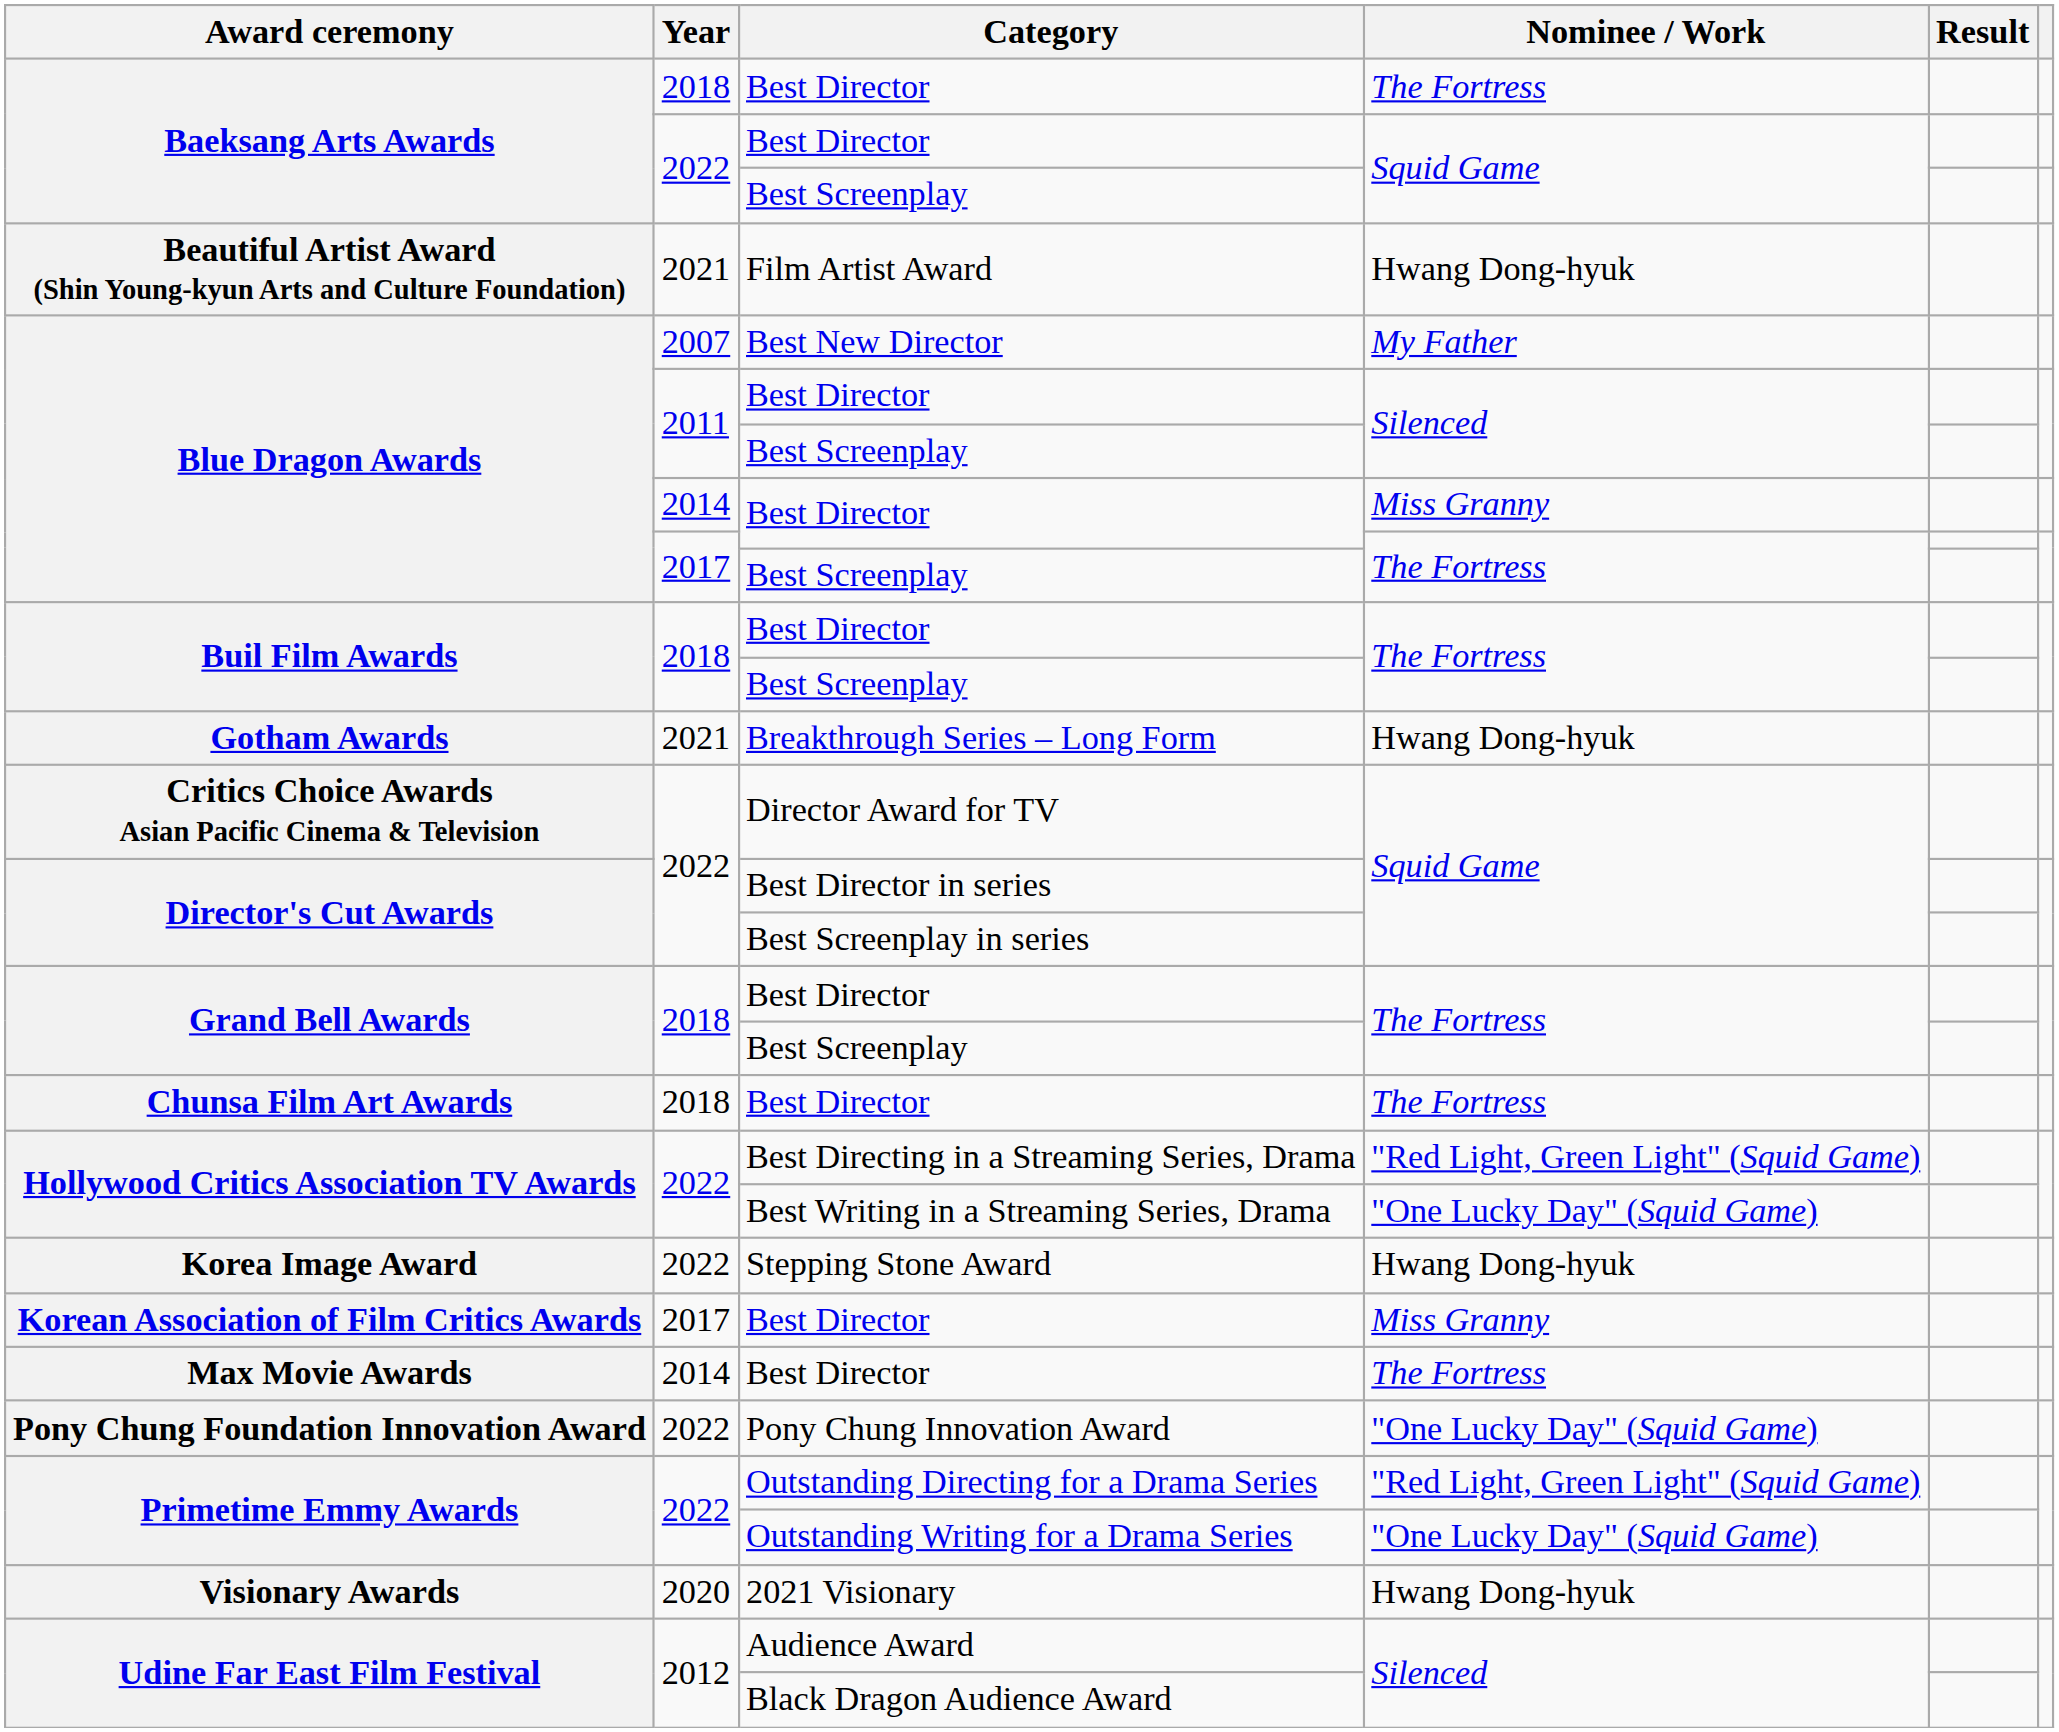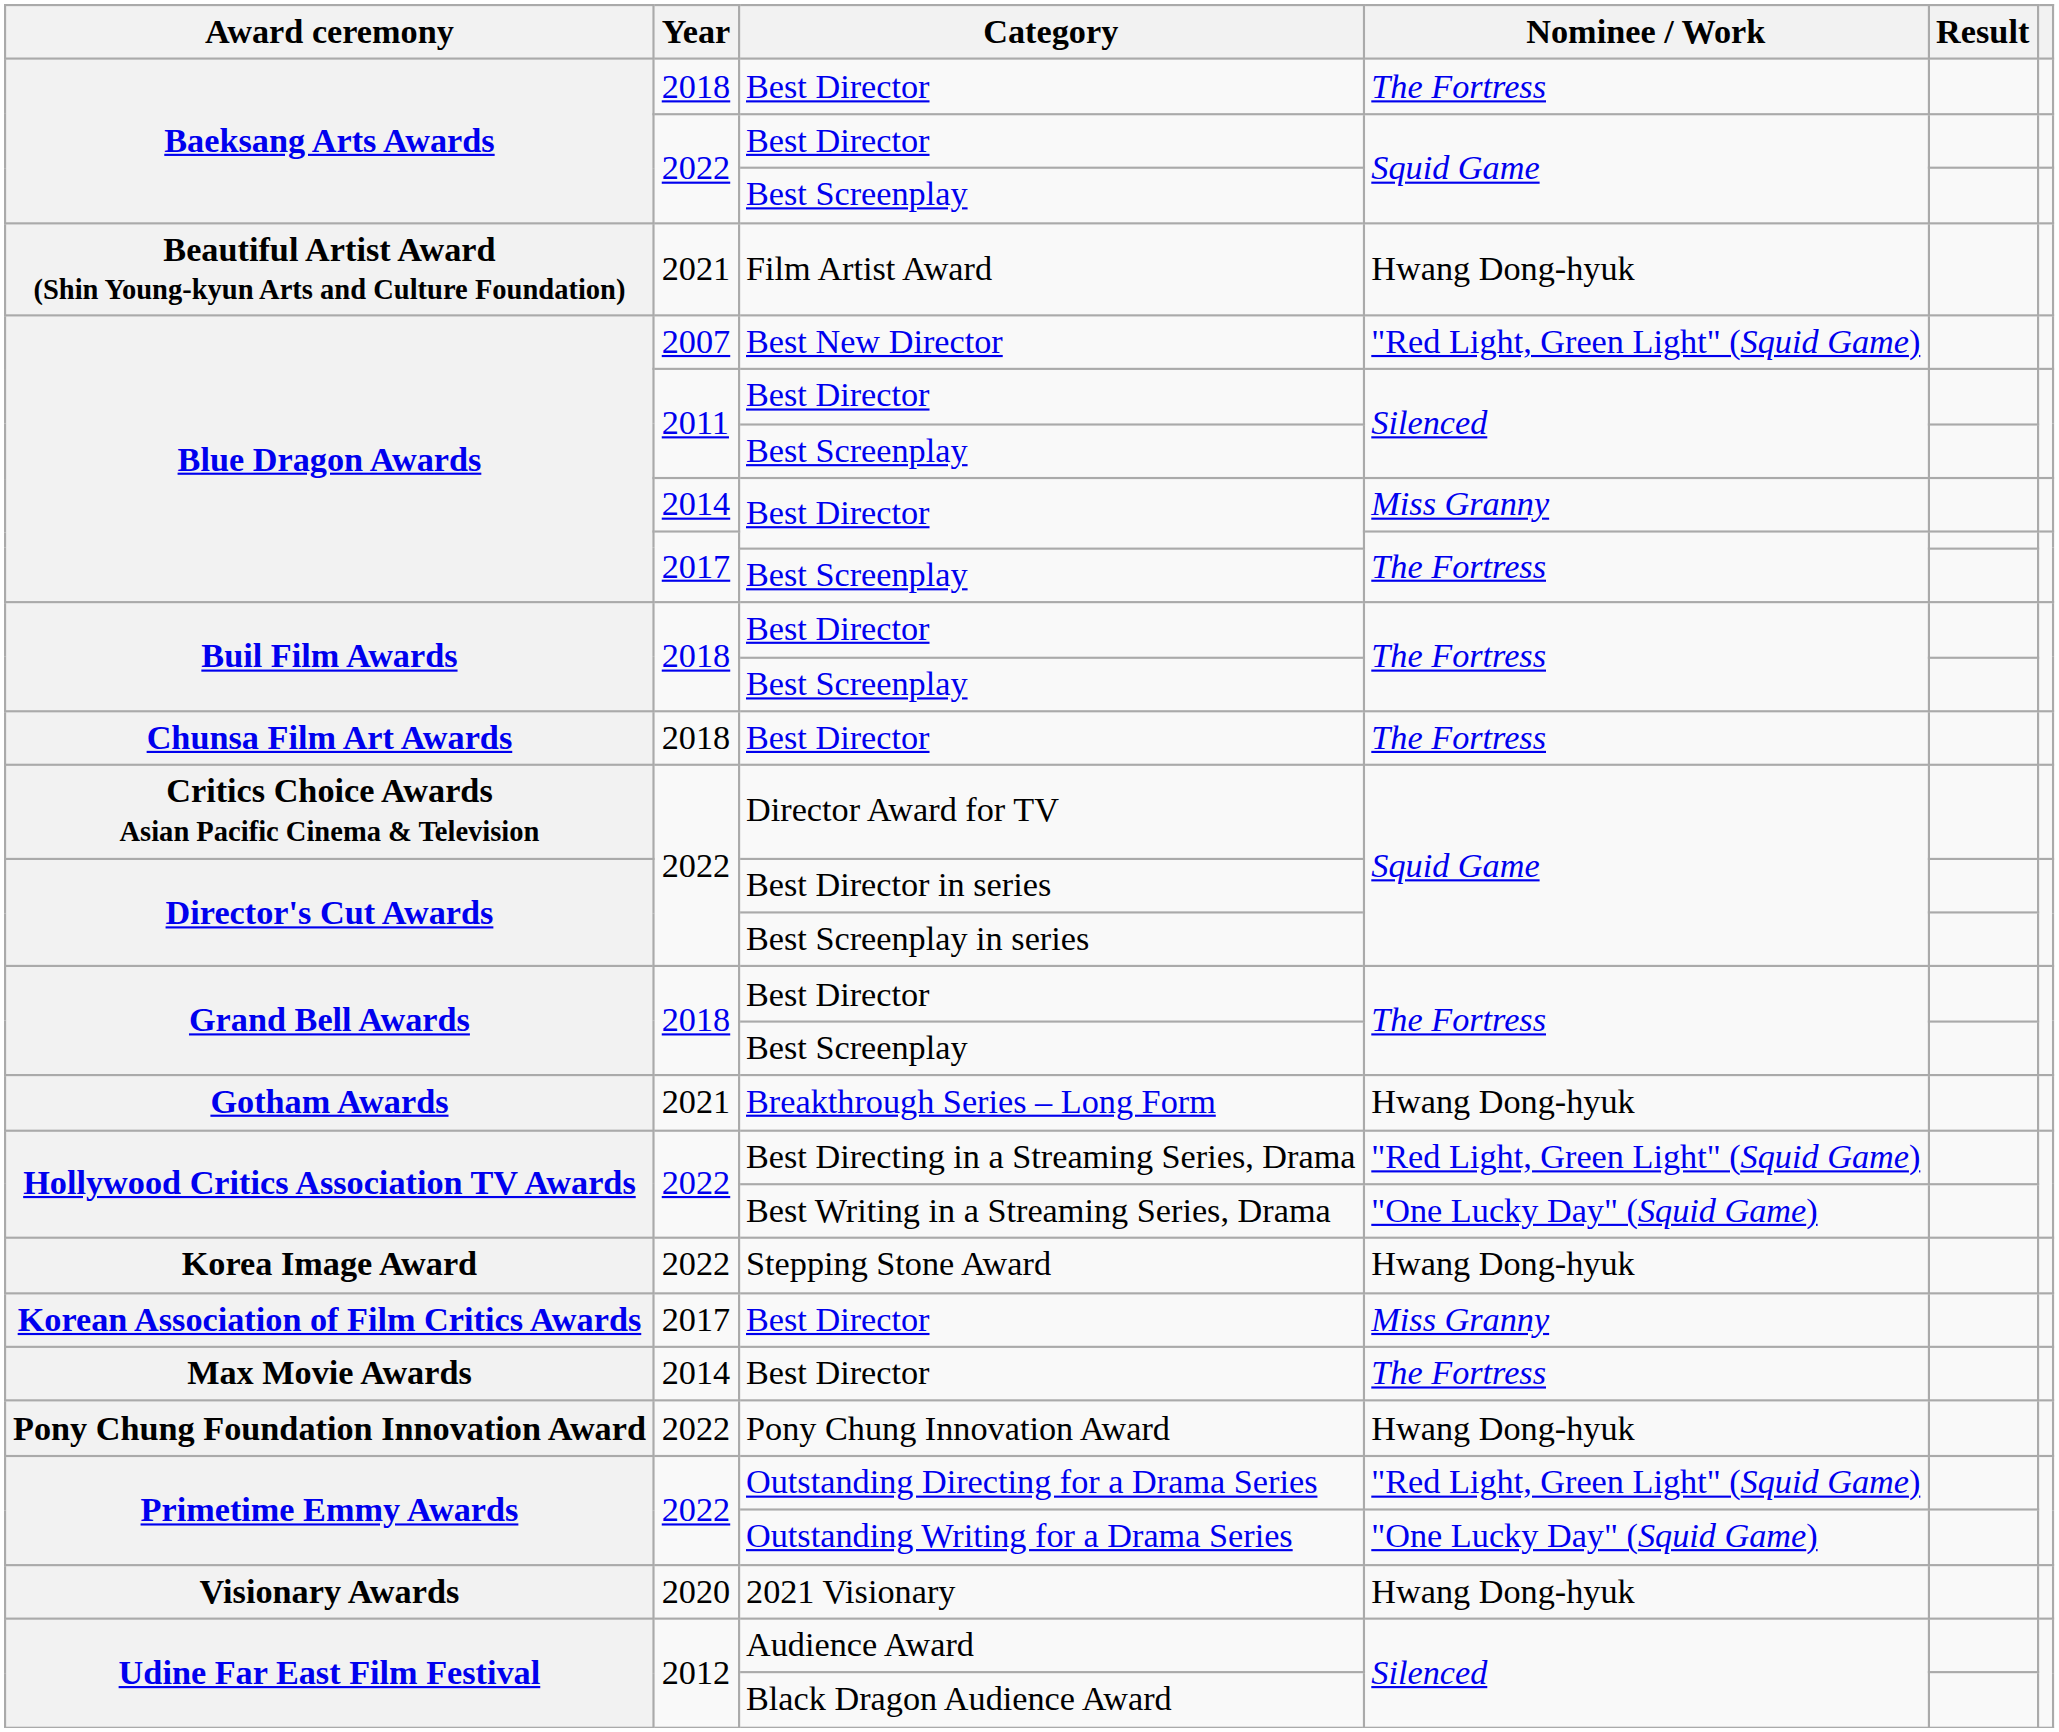(1444, 341) My Father -> (1646, 341) "Red Light, Green Light" (Squid Game)
rows swapped: (329, 1101) <-> (329, 737)
(1594, 1427) "One Lucky Day" (Squid Game) -> (1503, 1427) Hwang Dong-hyuk
